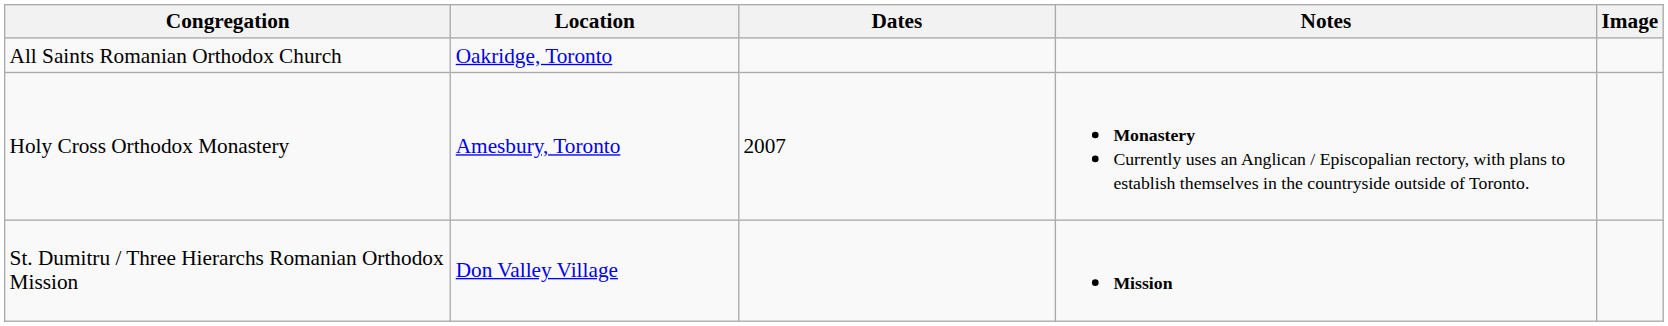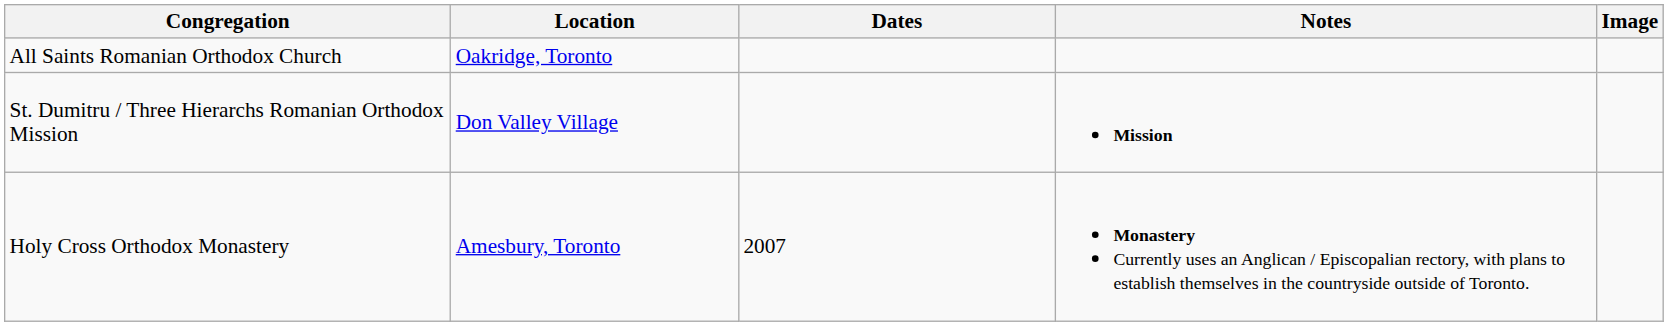rows swapped: (227, 270) <-> (149, 146)
